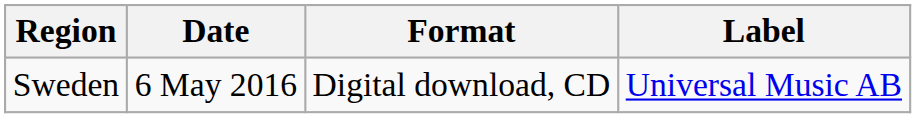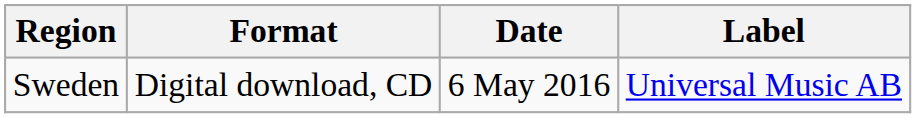columns swapped: (216, 31) <-> (461, 31)
